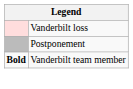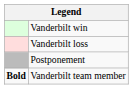+ row: (59, 28)
